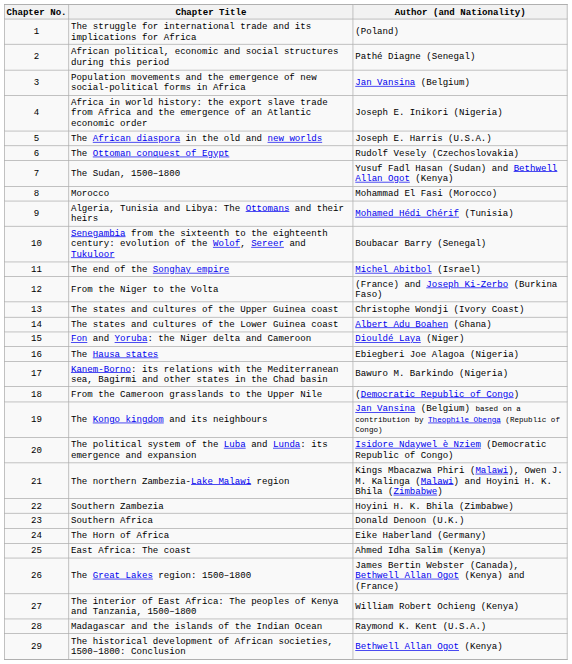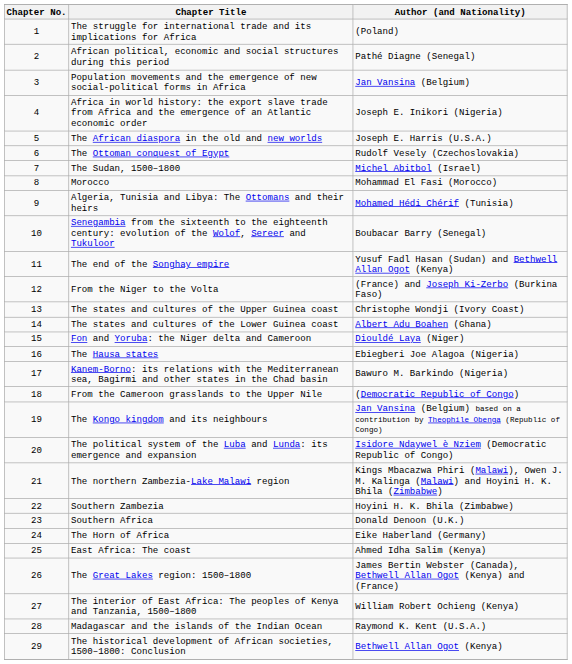(456, 173) Yusuf Fadl Hasan (Sudan) and Bethwell Allan Ogot (Kenya) -> (418, 168) Michel Abitbol (Israel)
(418, 269) Michel Abitbol (Israel) -> (456, 264) Yusuf Fadl Hasan (Sudan) and Bethwell Allan Ogot (Kenya)
